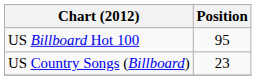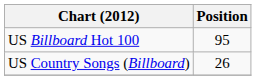(222, 63) 23 -> (222, 63) 26
